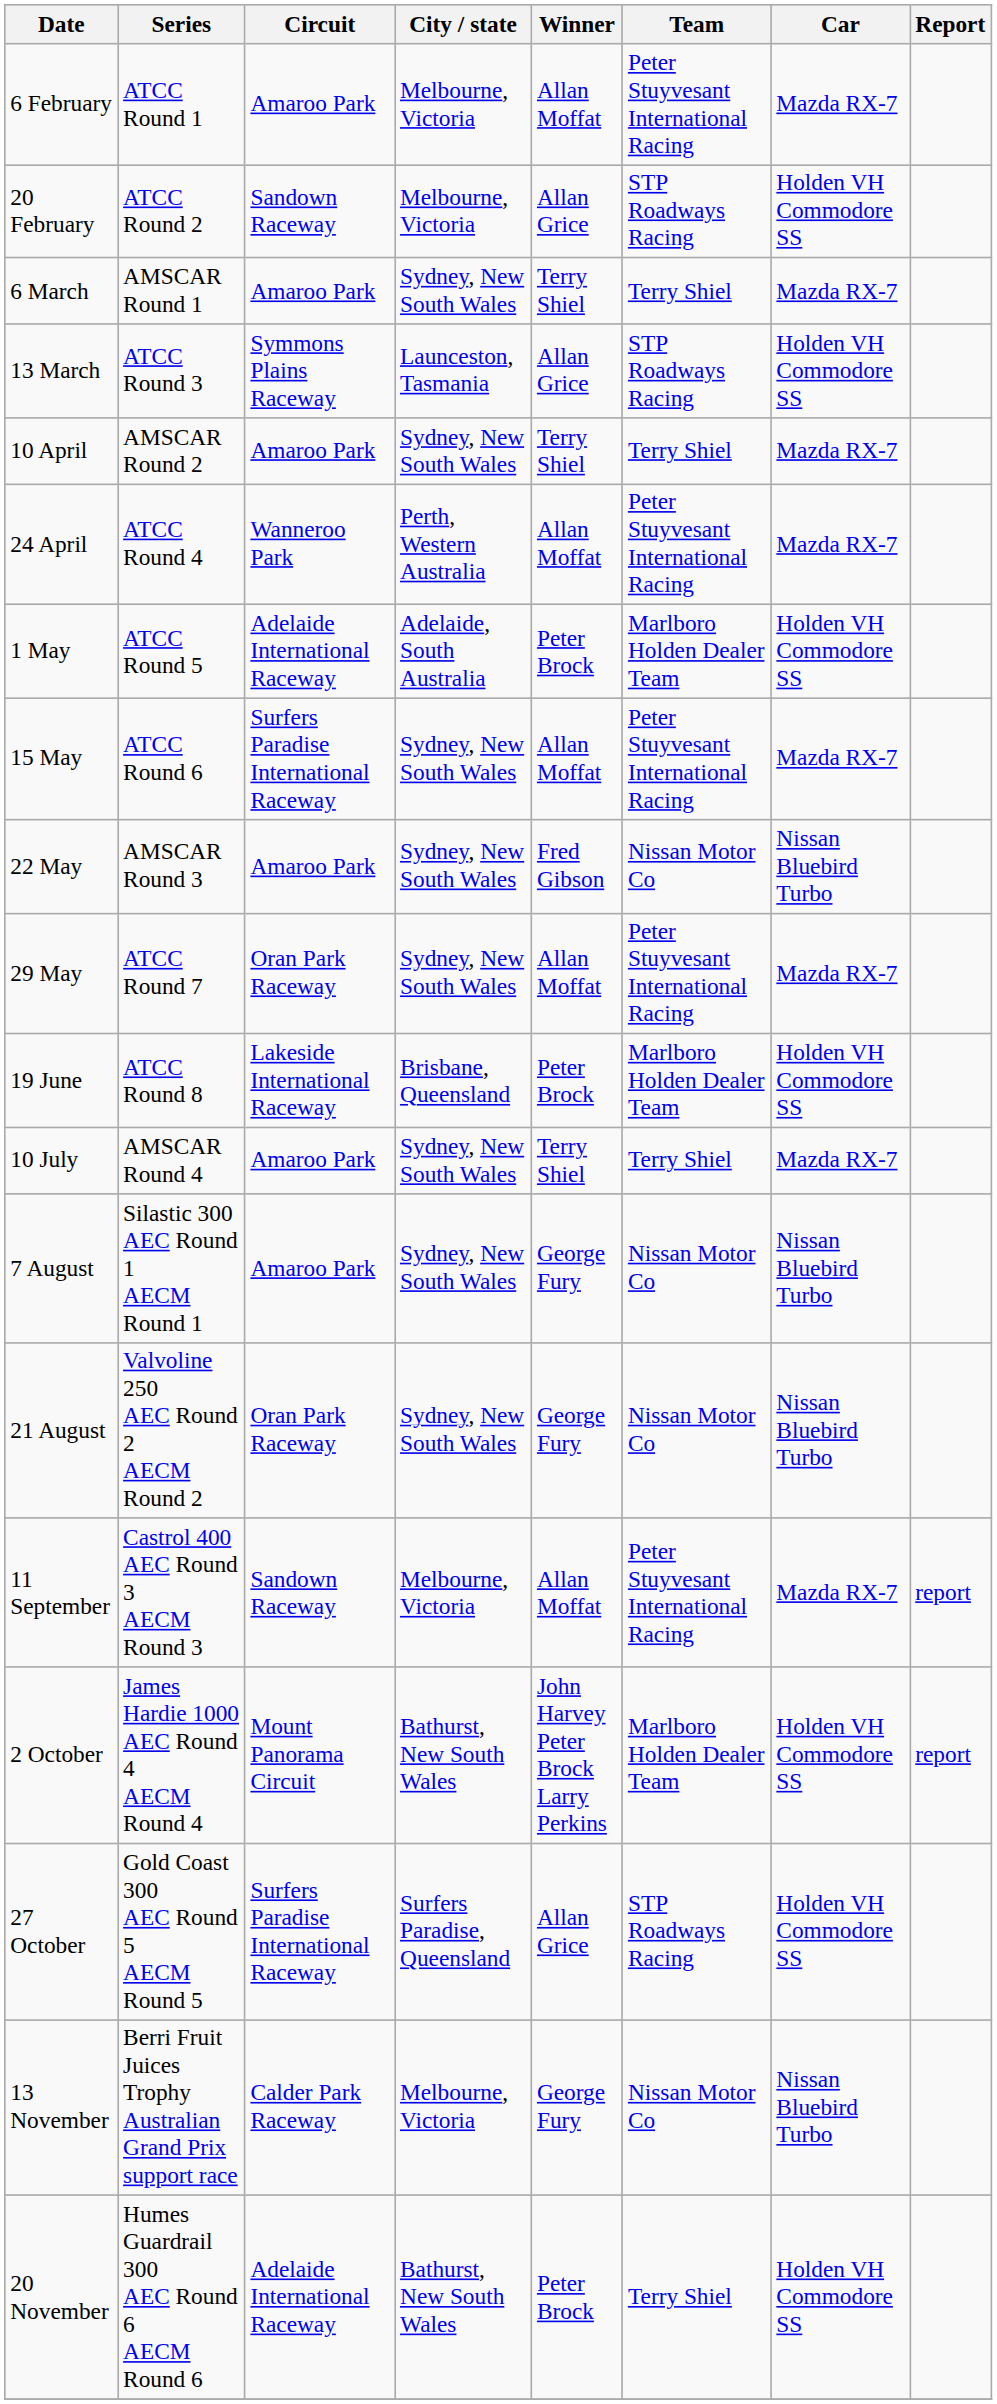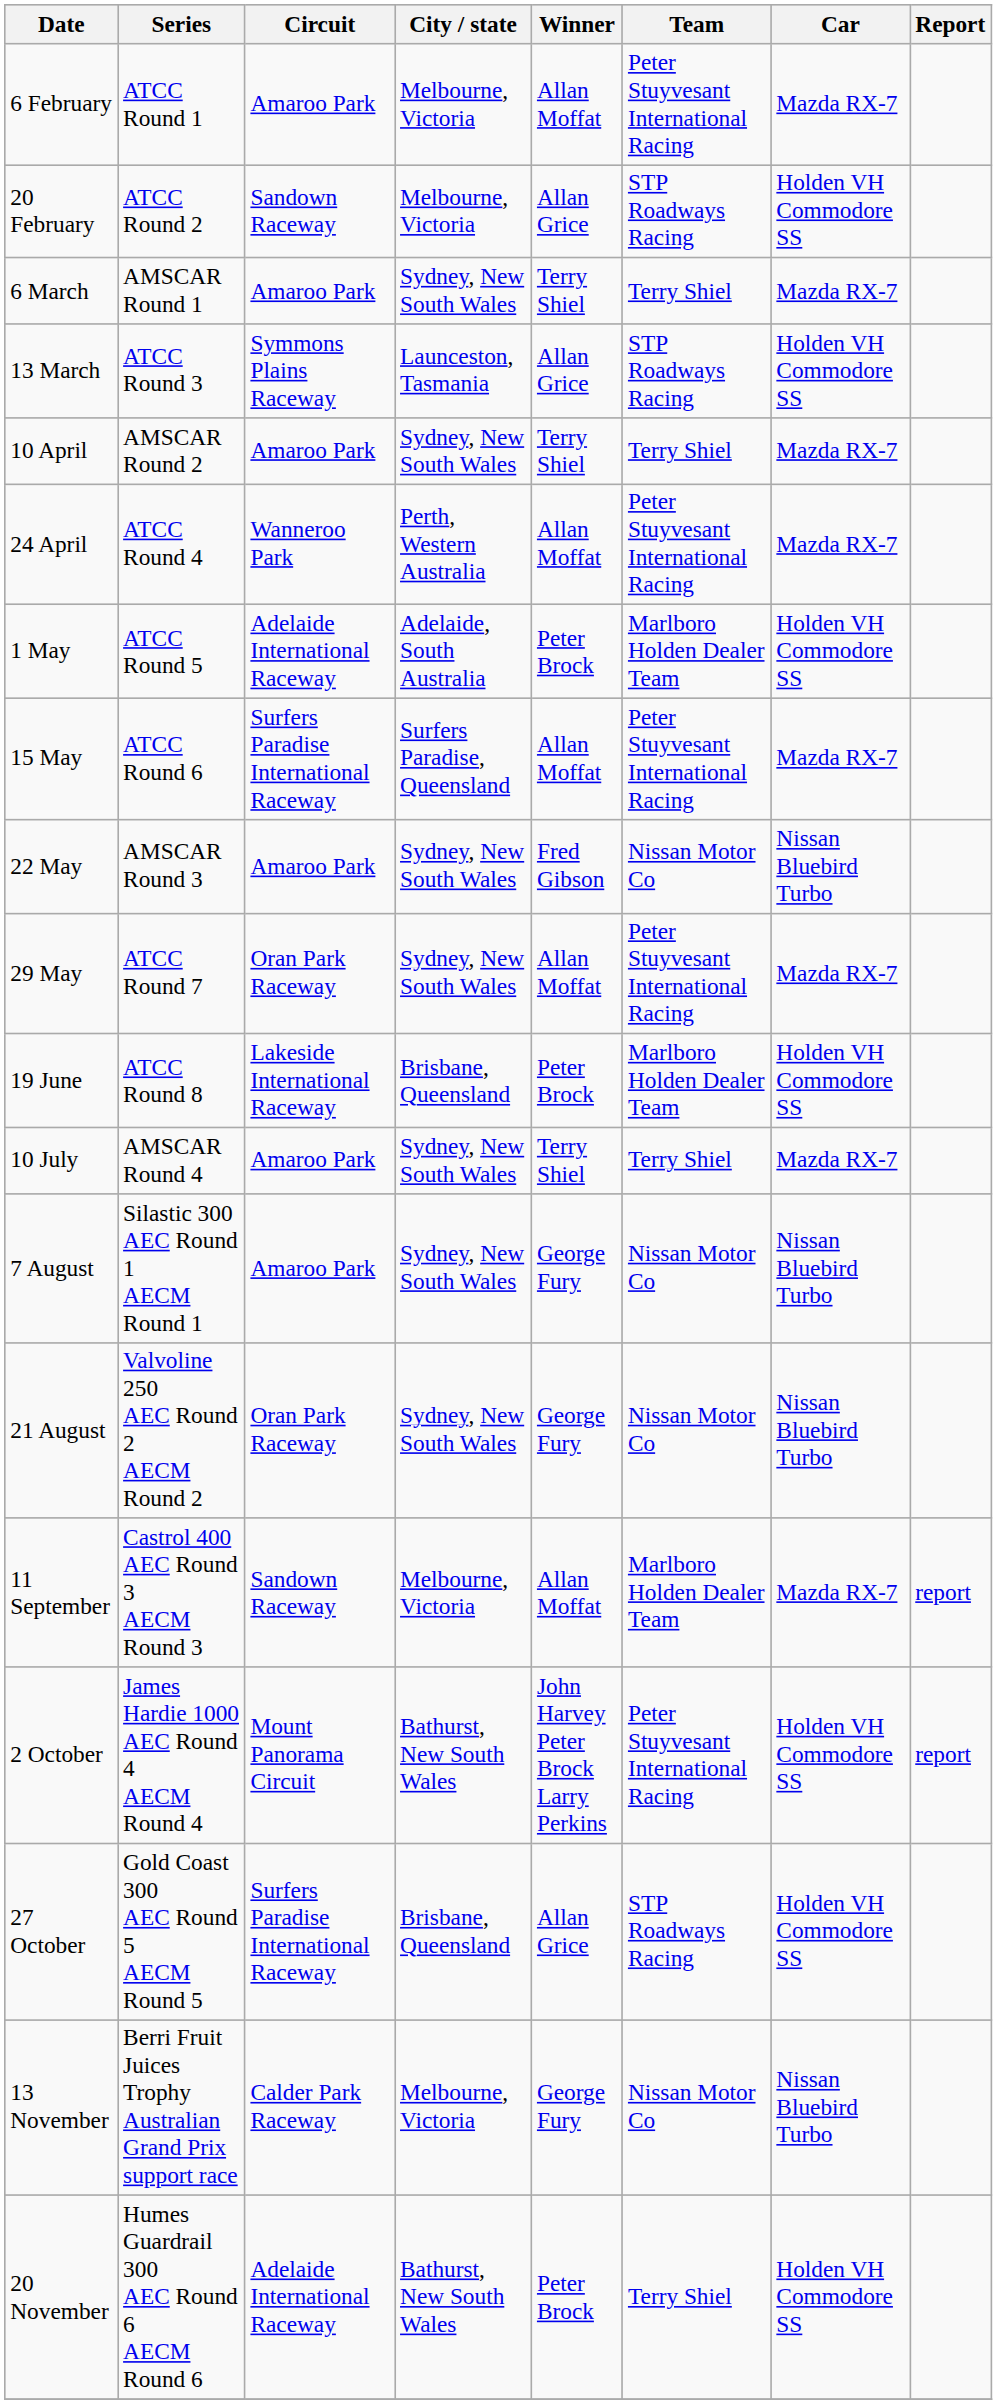(462, 758) Sydney, New South Wales -> (455, 758) Surfers Paradise, Queensland
(687, 1592) Peter Stuyvesant International Racing -> (696, 1592) Marlboro Holden Dealer Team
(696, 1755) Marlboro Holden Dealer Team -> (687, 1755) Peter Stuyvesant International Racing
(455, 1931) Surfers Paradise, Queensland -> (455, 1931) Brisbane, Queensland
